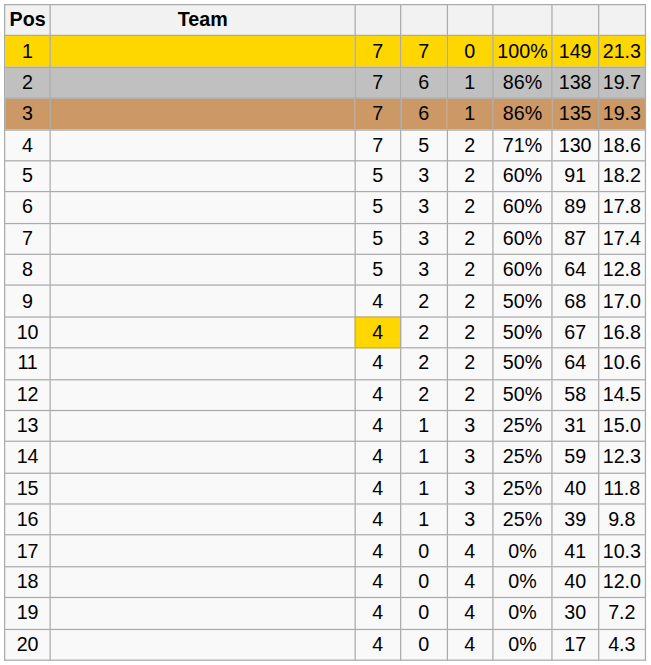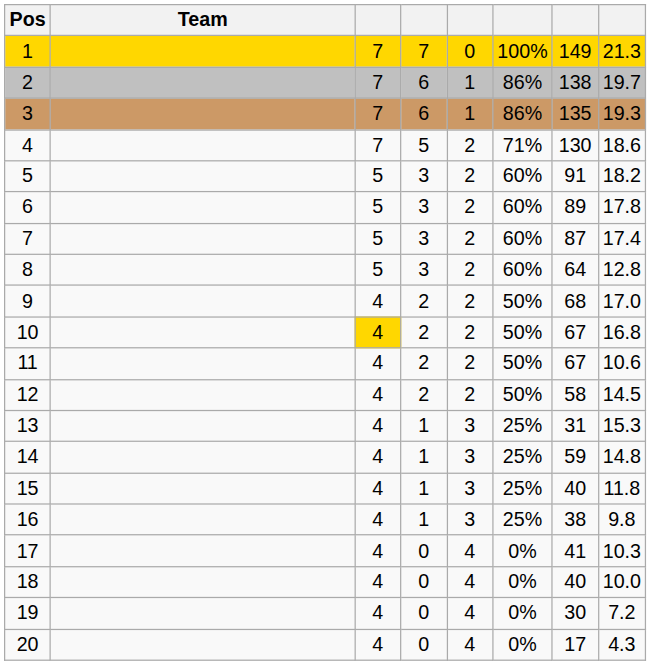(575, 363) 64 -> (575, 363) 67
(622, 425) 15.0 -> (622, 425) 15.3
(622, 457) 12.3 -> (622, 457) 14.8
(575, 519) 39 -> (575, 519) 38
(622, 581) 12.0 -> (622, 581) 10.0
